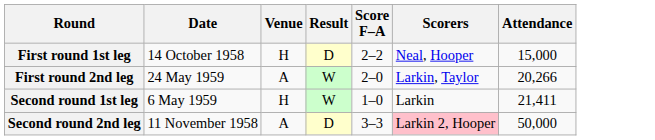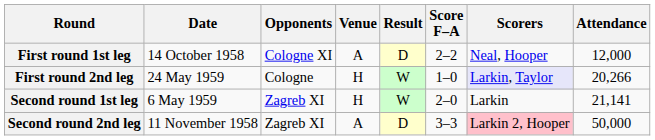+ column: (298, 24)
(284, 54) H -> (358, 54) A
(537, 54) 15,000 -> (611, 54) 12,000
(284, 77) A -> (358, 77) H
(372, 77) 2–0 -> (446, 77) 1–0
(437, 77) no background -> (511, 77) lavender background
(372, 100) 1–0 -> (446, 100) 2–0
(537, 100) 21,411 -> (611, 100) 21,141
